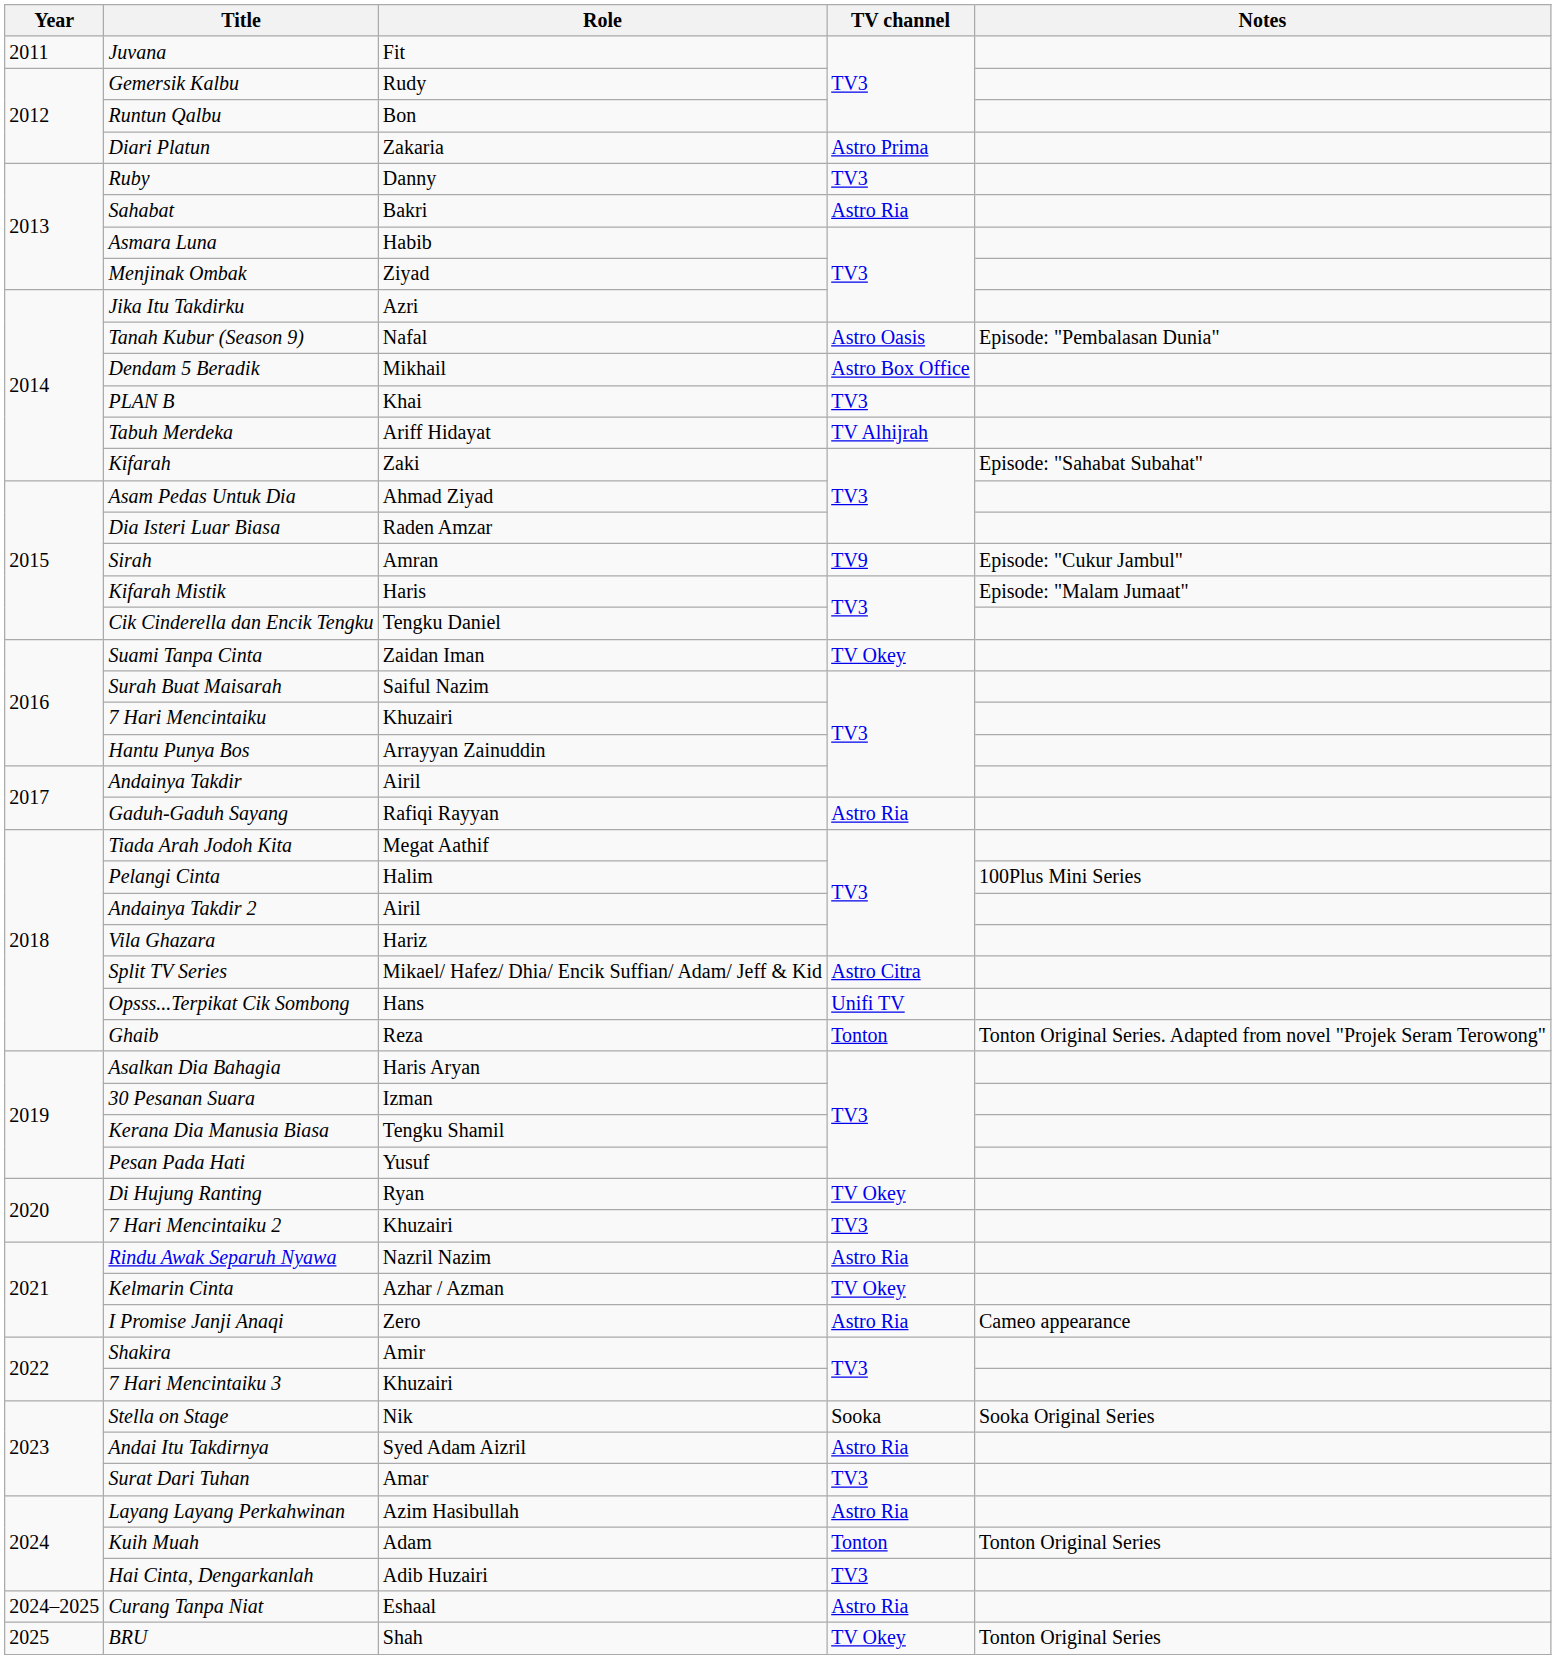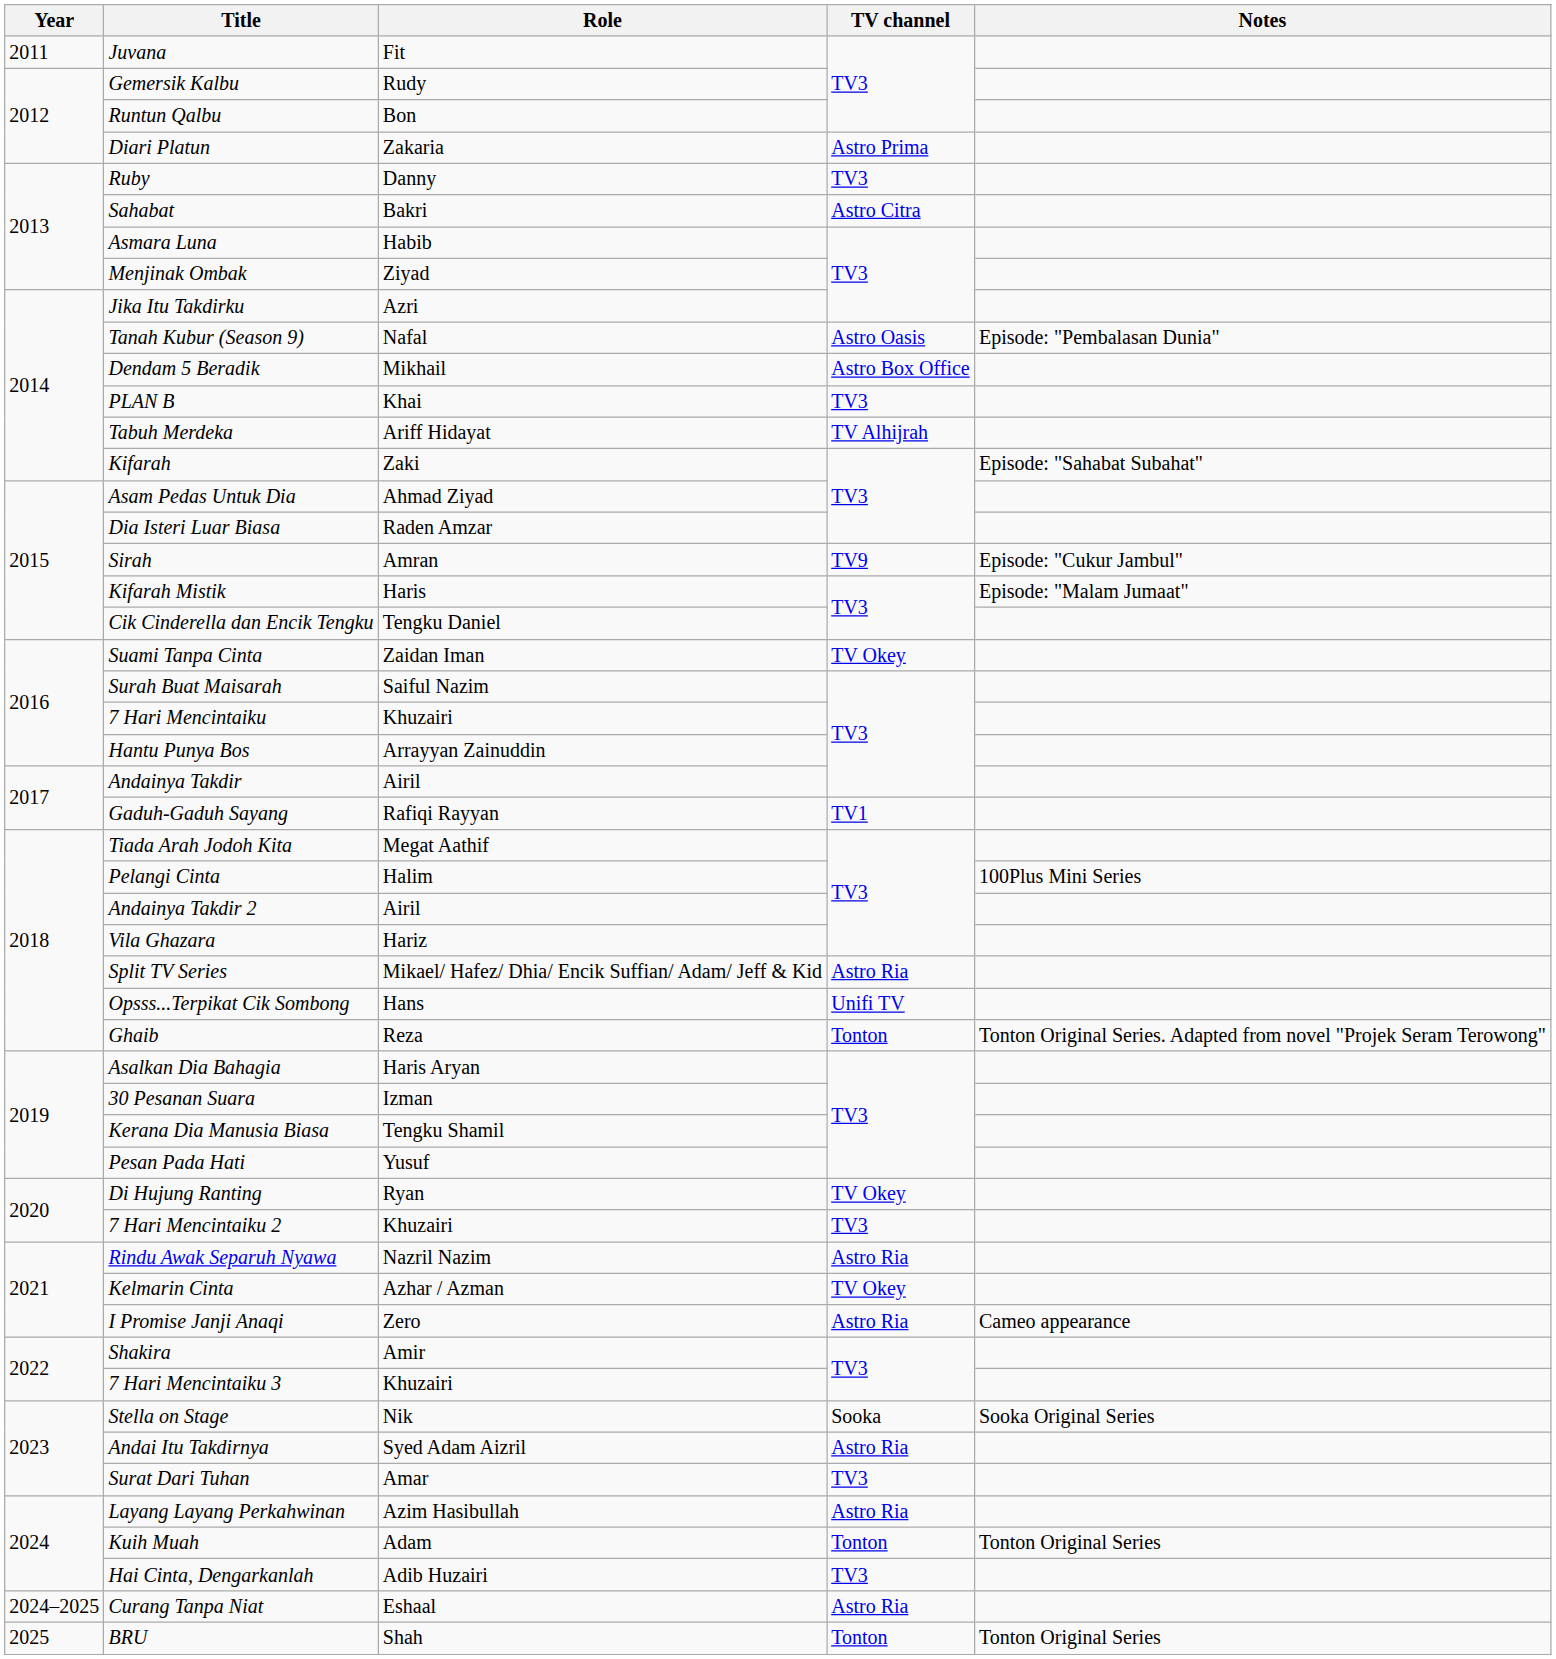(870, 210) Astro Ria -> (876, 210) Astro Citra
(870, 813) Astro Ria -> (850, 813) TV1
(876, 971) Astro Citra -> (870, 971) Astro Ria
(869, 1638) TV Okey -> (859, 1638) Tonton
